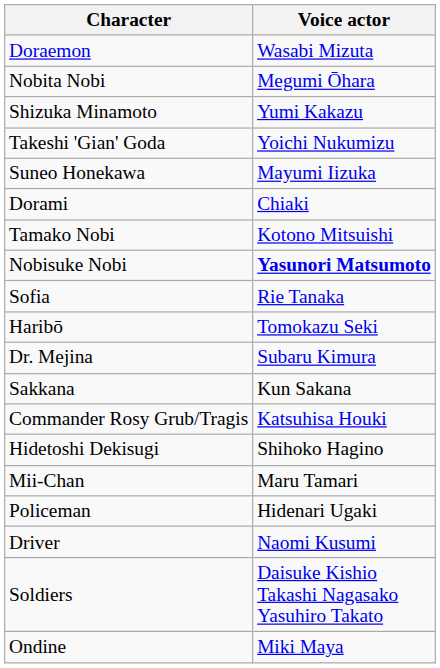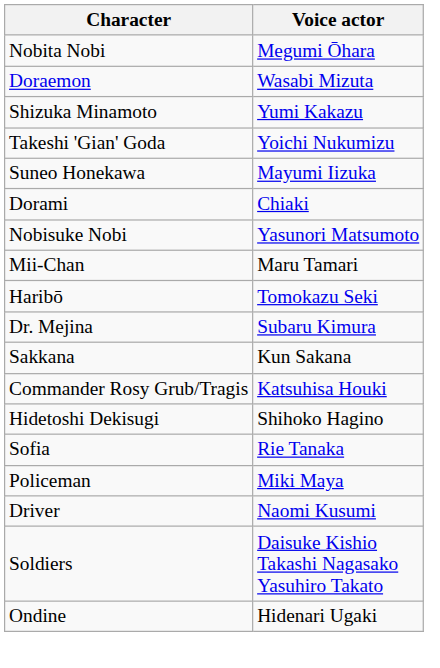rows swapped: (50, 50) <-> (57, 81)
- row: (62, 234)
(344, 265) bold -> (338, 234) normal
rows swapped: (30, 296) <-> (47, 480)
(317, 511) Hidenari Ugaki -> (300, 480) Miki Maya
(300, 646) Miki Maya -> (317, 616) Hidenari Ugaki
